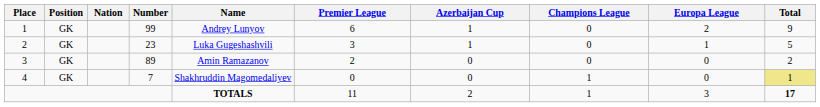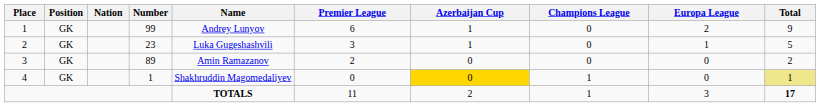(150, 77) 7 -> (150, 77) 1
(470, 77) no background -> (470, 77) gold background
